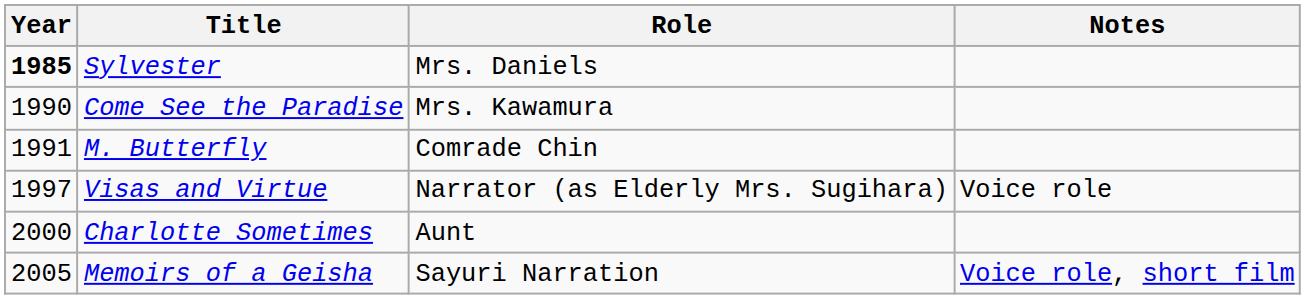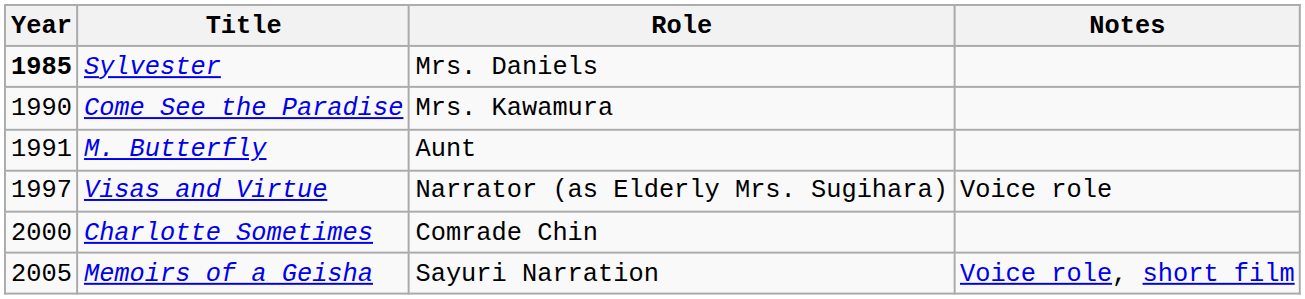(507, 150) Comrade Chin -> (446, 150) Aunt
(446, 232) Aunt -> (507, 232) Comrade Chin
